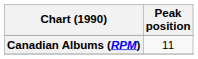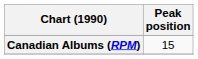(168, 44) 11 -> (168, 44) 15
